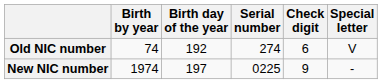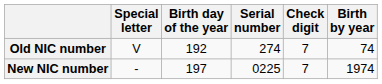columns swapped: (136, 21) <-> (352, 21)
(305, 48) 6 -> (305, 48) 7
(305, 68) 9 -> (305, 68) 7
